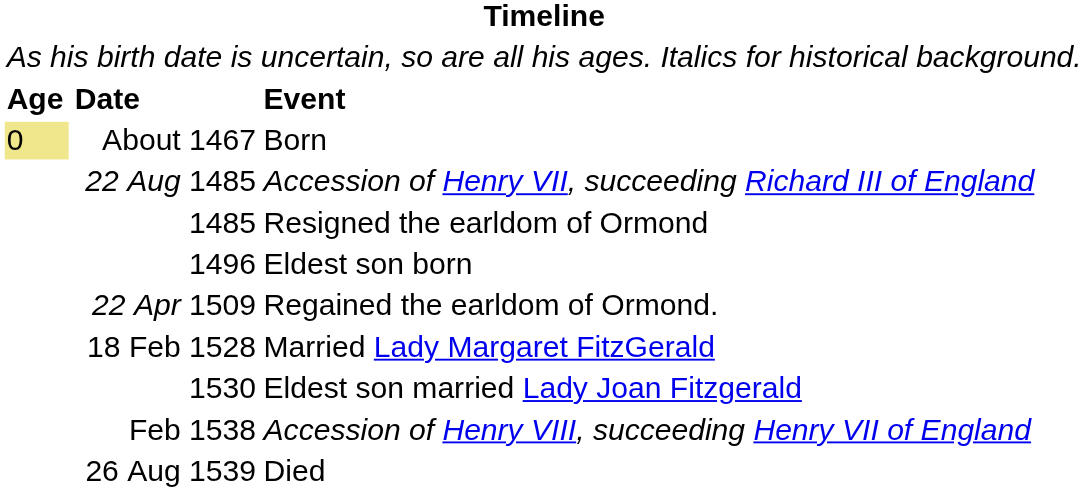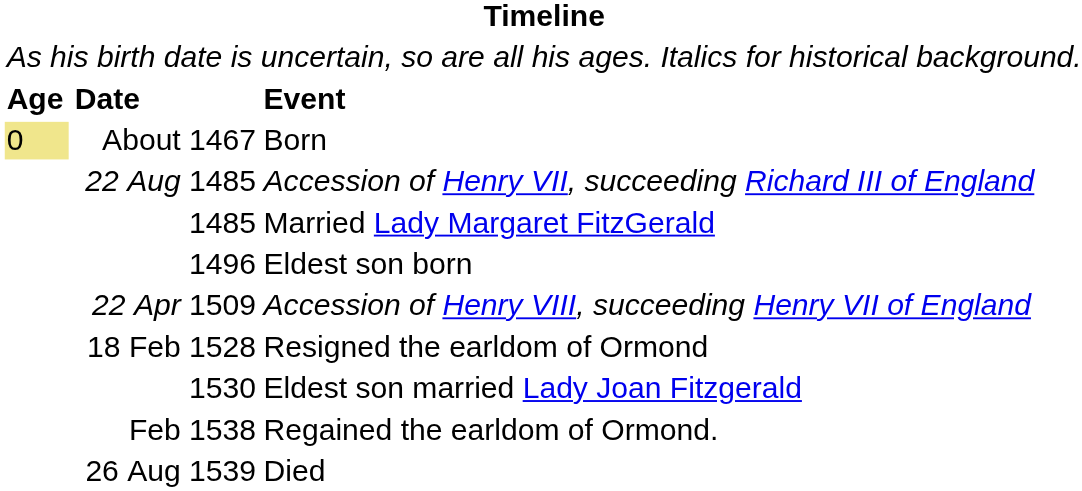(486, 222) Resigned the earldom of Ormond -> (489, 222) Married Lady Margaret FitzGerald
(491, 305) Regained the earldom of Ormond. -> (647, 305) Accession of Henry VIII, succeeding Henry VII of England
(489, 346) Married Lady Margaret FitzGerald -> (486, 346) Resigned the earldom of Ormond
(647, 429) Accession of Henry VIII, succeeding Henry VII of England -> (491, 429) Regained the earldom of Ormond.
